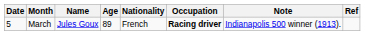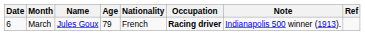(9, 24) 5 -> (9, 24) 6
(107, 24) 89 -> (107, 24) 79
